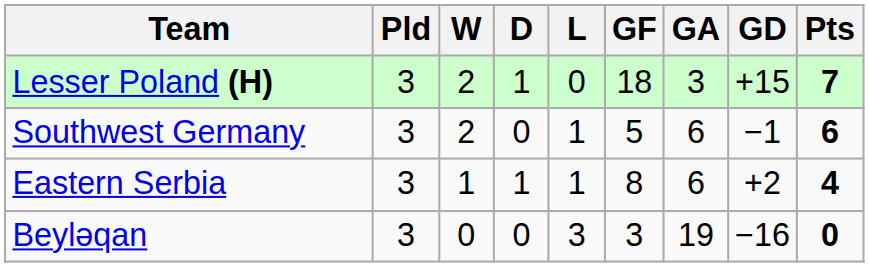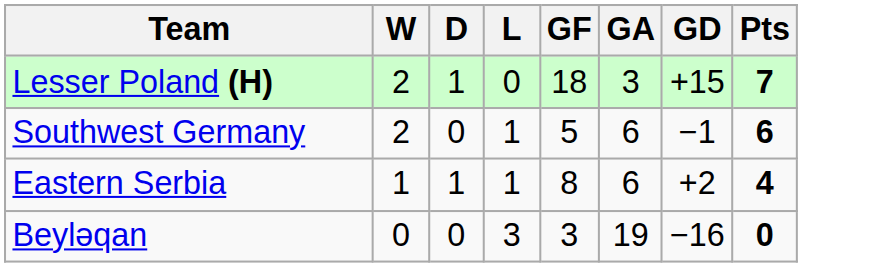- column: (406, 30)
